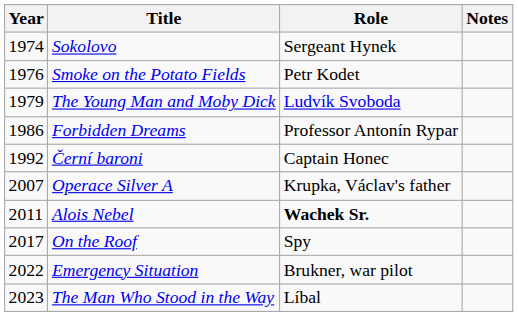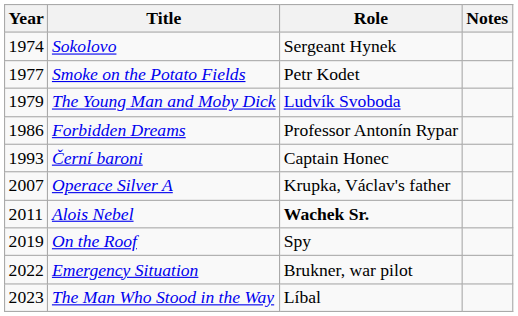(26, 74) 1976 -> (26, 74) 1977
(26, 158) 1992 -> (26, 158) 1993
(26, 241) 2017 -> (26, 241) 2019
